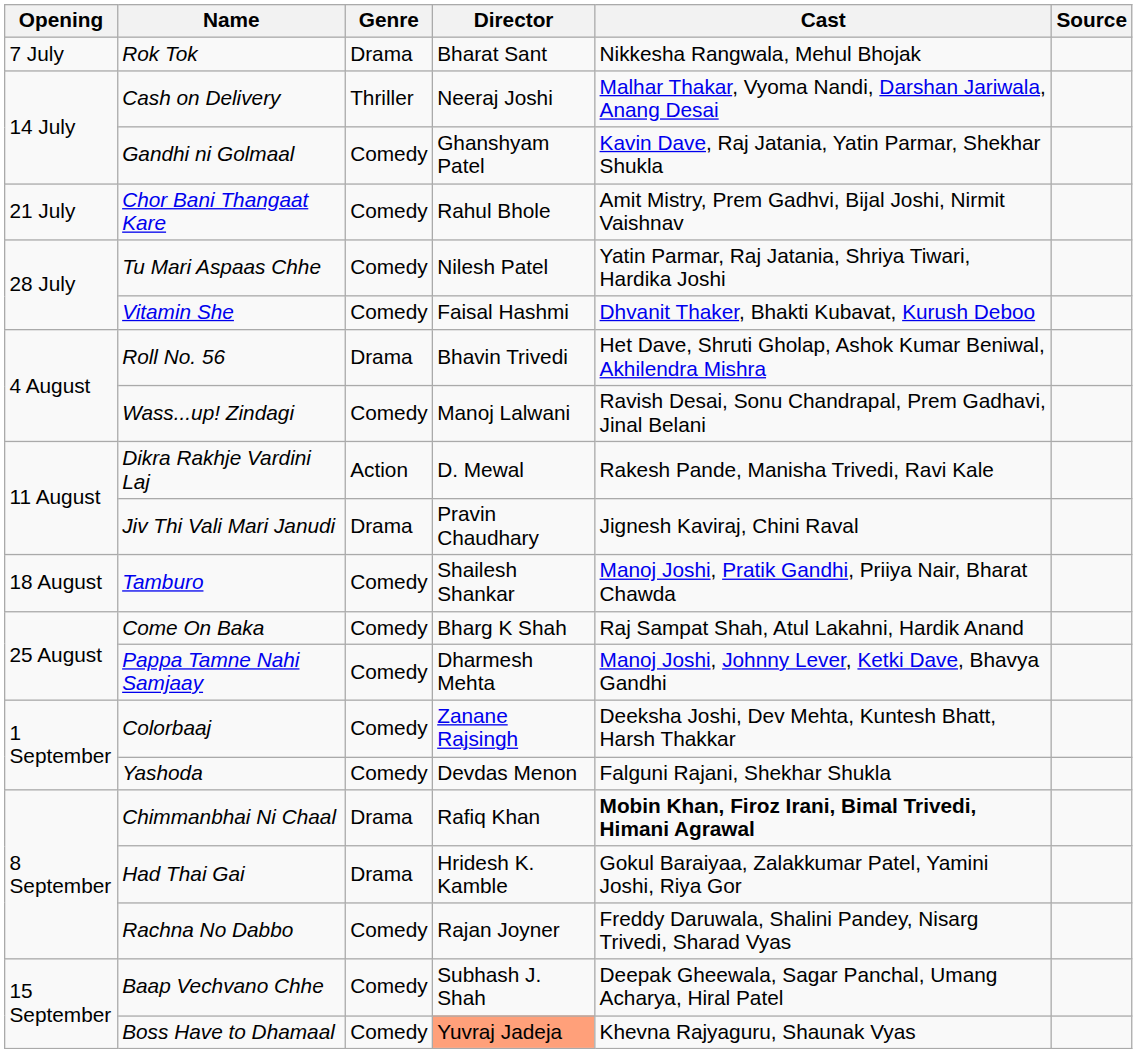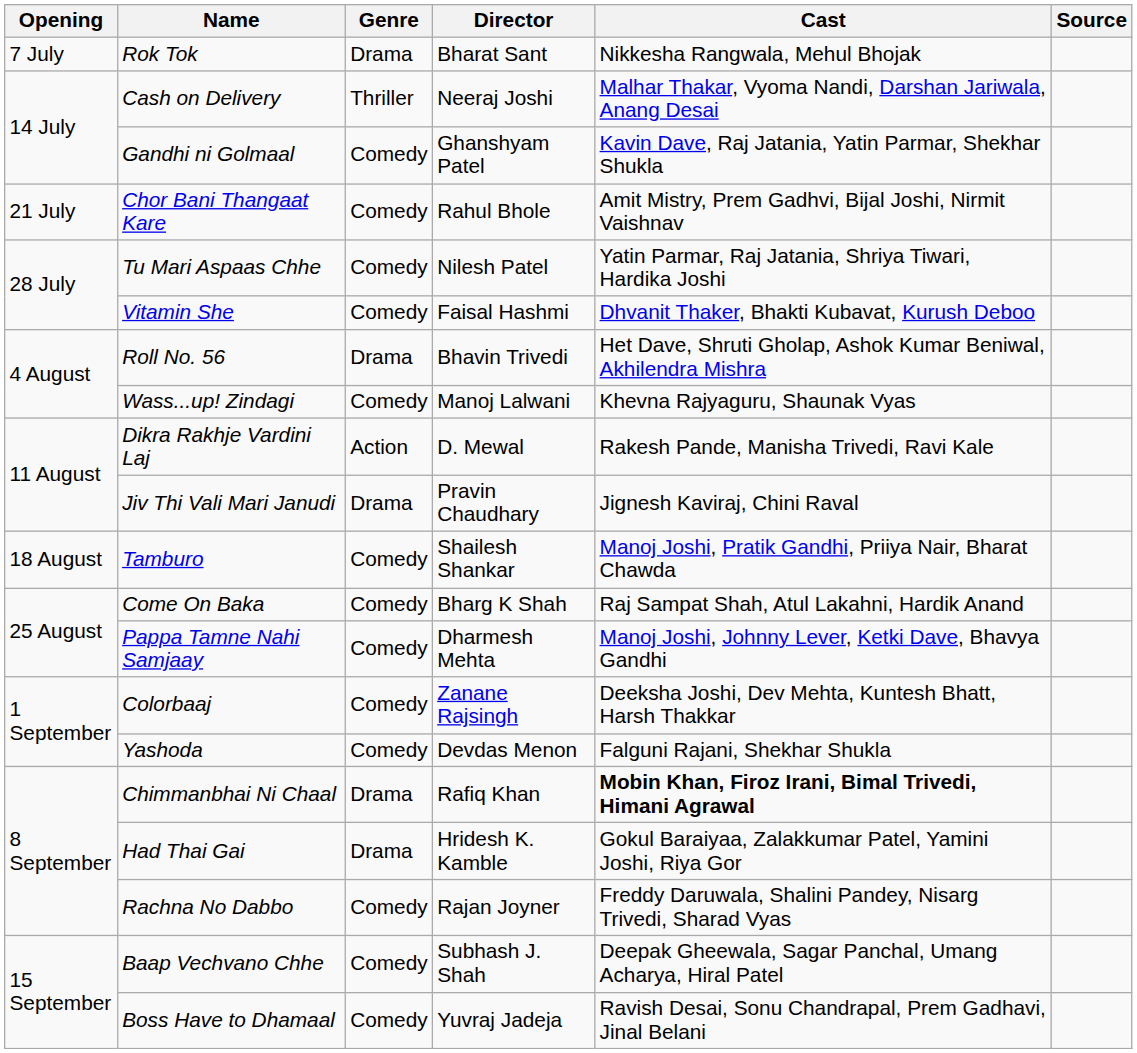(823, 413) Ravish Desai, Sonu Chandrapal, Prem Gadhavi, Jinal Belani -> (758, 401) Khevna Rajyaguru, Shaunak Vyas
(500, 1031) lightsalmon background -> (500, 1020) no background
(758, 1031) Khevna Rajyaguru, Shaunak Vyas -> (823, 1020) Ravish Desai, Sonu Chandrapal, Prem Gadhavi, Jinal Belani
